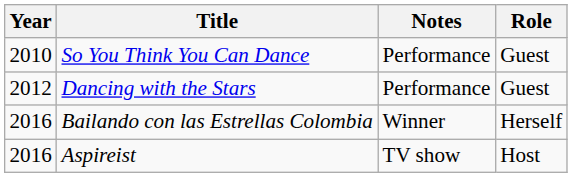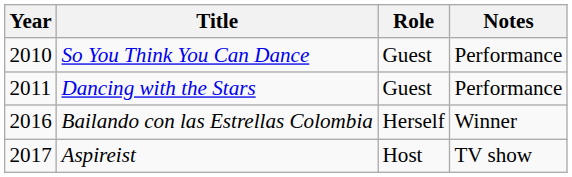columns swapped: (531, 21) <-> (437, 21)
(31, 88) 2012 -> (30, 88) 2011
(31, 155) 2016 -> (31, 155) 2017
